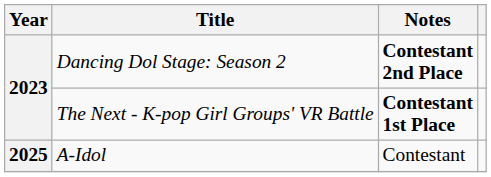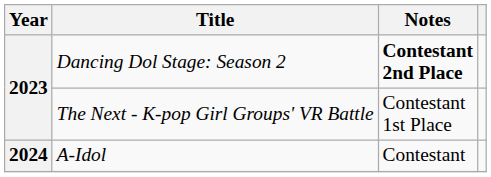(428, 113) bold -> (424, 113) normal
(28, 155) 2025 -> (28, 155) 2024
